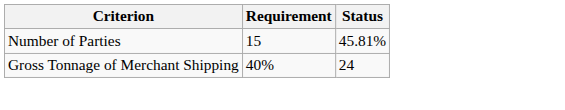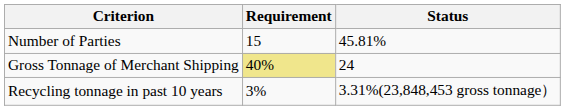(260, 65) no background -> (260, 65) khaki background
+ row: (115, 91)
